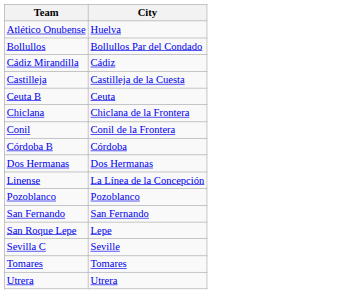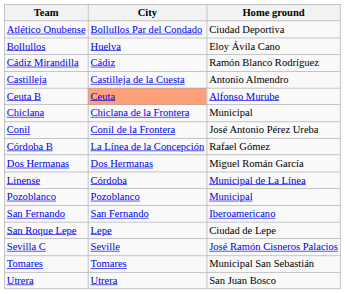+ column: (274, 12)
(106, 29) Huelva -> (146, 29) Bollullos Par del Condado
(146, 46) Bollullos Par del Condado -> (106, 46) Huelva
(103, 96) no background -> (103, 96) lightsalmon background
(109, 146) Córdoba -> (147, 146) La Línea de la Concepción
(147, 180) La Línea de la Concepción -> (109, 180) Córdoba
